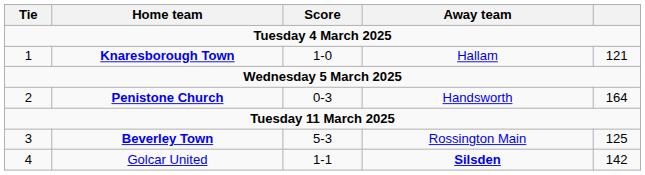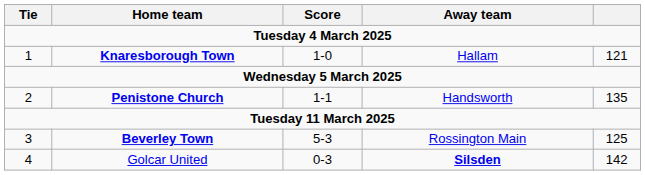(322, 98) 0-3 -> (322, 98) 1-1
(617, 98) 164 -> (617, 98) 135
(322, 160) 1-1 -> (322, 160) 0-3
